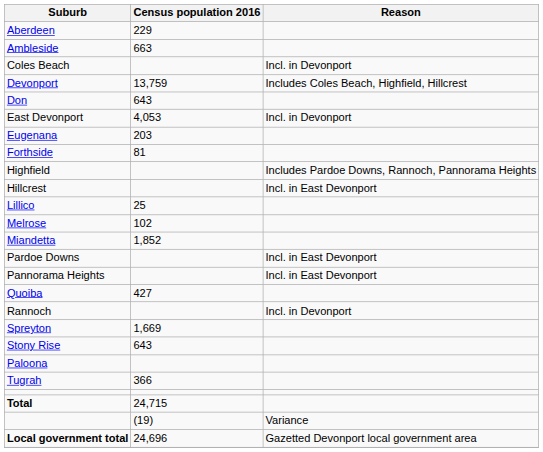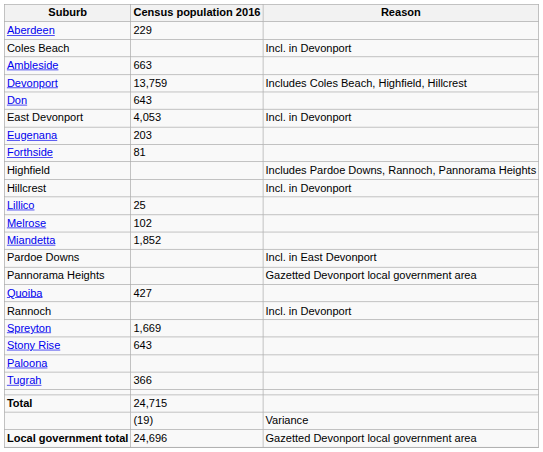rows swapped: (33, 48) <-> (38, 65)
(321, 188) Incl. in East Devonport -> (308, 188) Incl. in Devonport
(321, 275) Incl. in East Devonport -> (371, 275) Gazetted Devonport local government area
